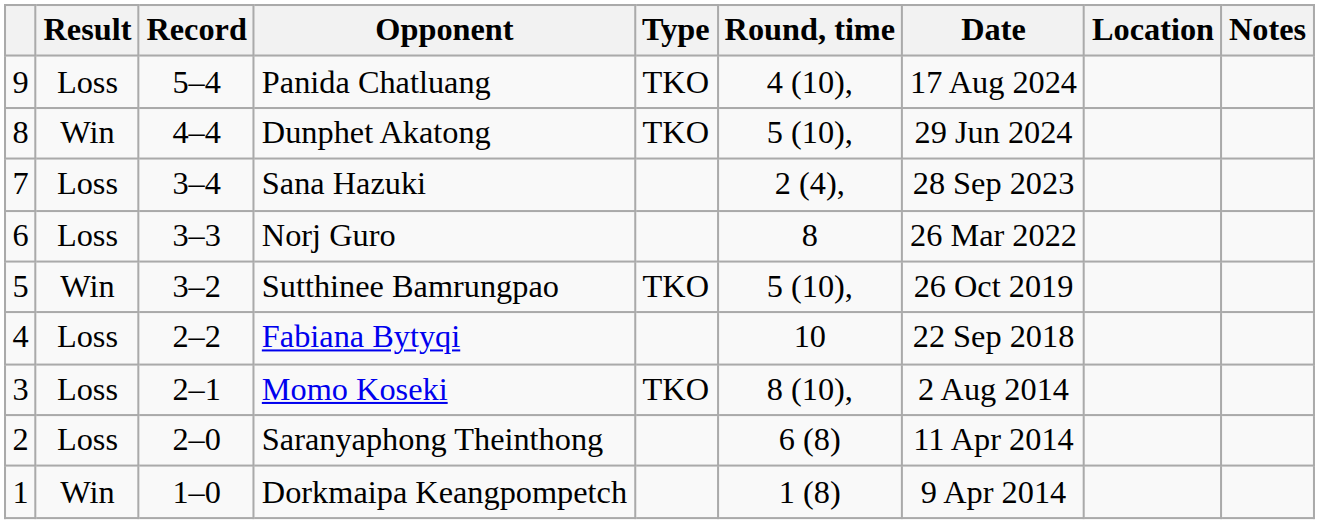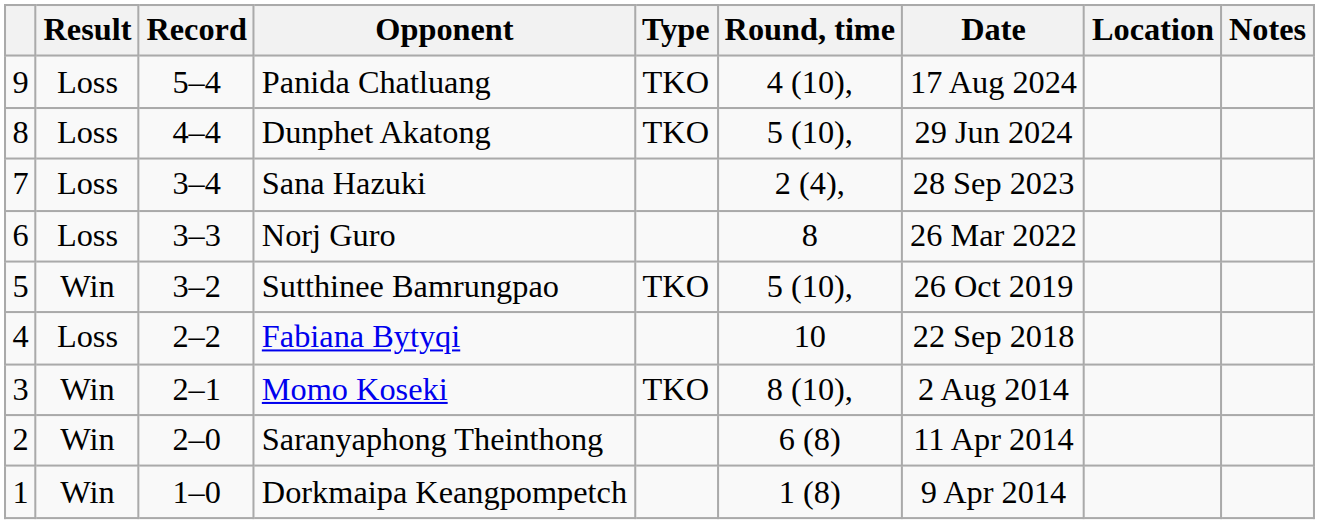(88, 132) Win -> (87, 132) Loss
(87, 388) Loss -> (88, 388) Win
(87, 440) Loss -> (88, 440) Win
